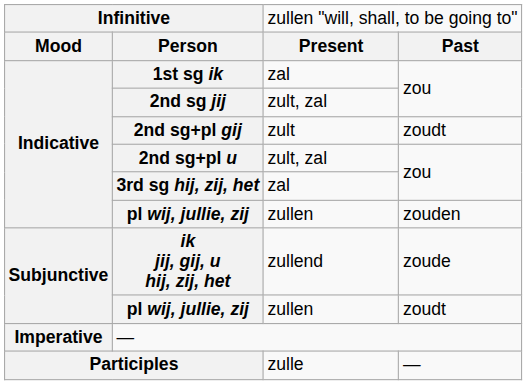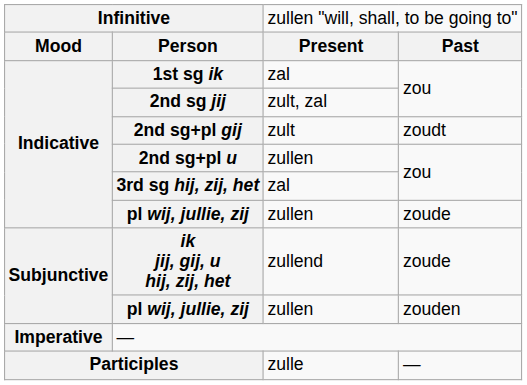(297, 158) zult, zal -> (290, 158) zullen
(432, 213) zouden -> (427, 213) zoude
(424, 309) zoudt -> (432, 309) zouden
